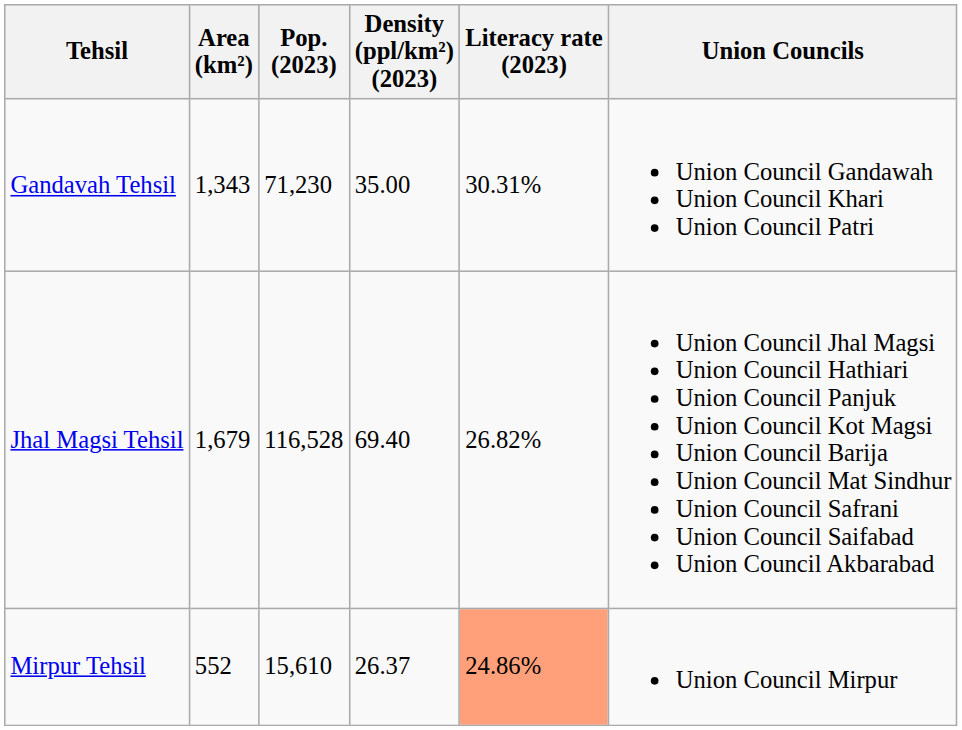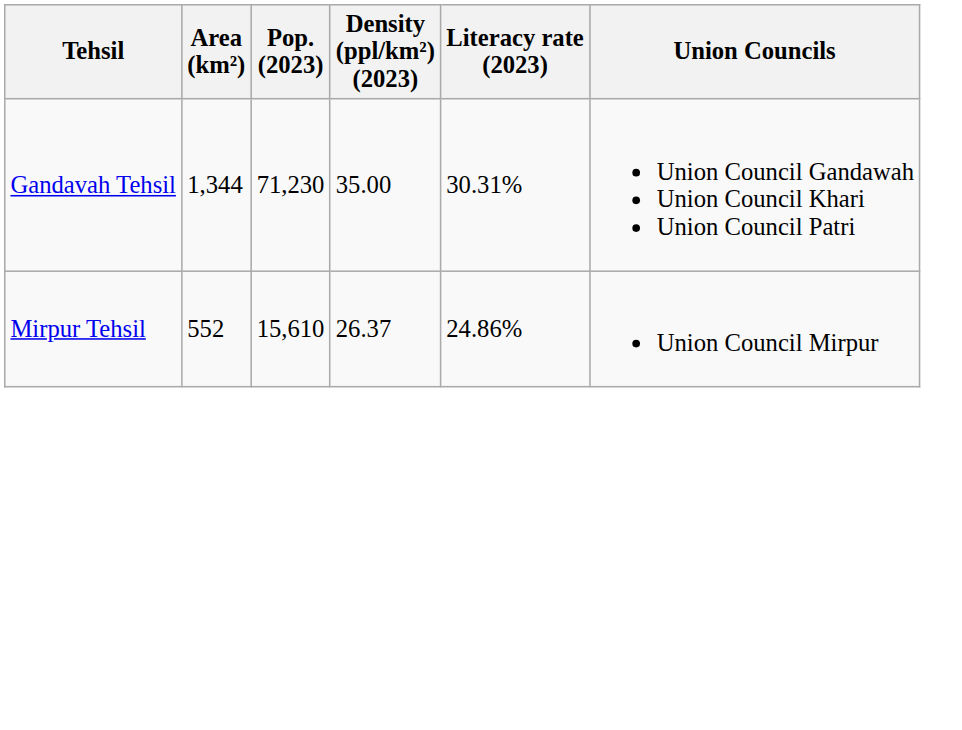(223, 184) 1,343 -> (215, 184) 1,344
- row: (97, 439)
(503, 666) lightsalmon background -> (484, 328) no background
